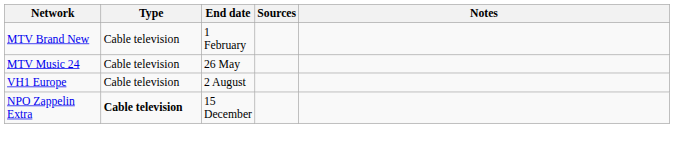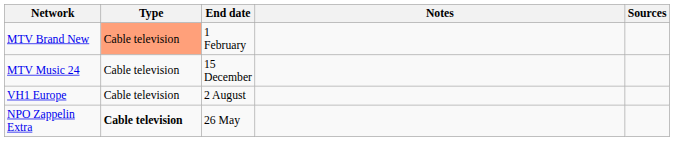columns swapped: (484, 13) <-> (277, 13)
(141, 38) no background -> (141, 38) lightsalmon background
(222, 63) 26 May -> (228, 70) 15 December
(228, 107) 15 December -> (222, 120) 26 May
